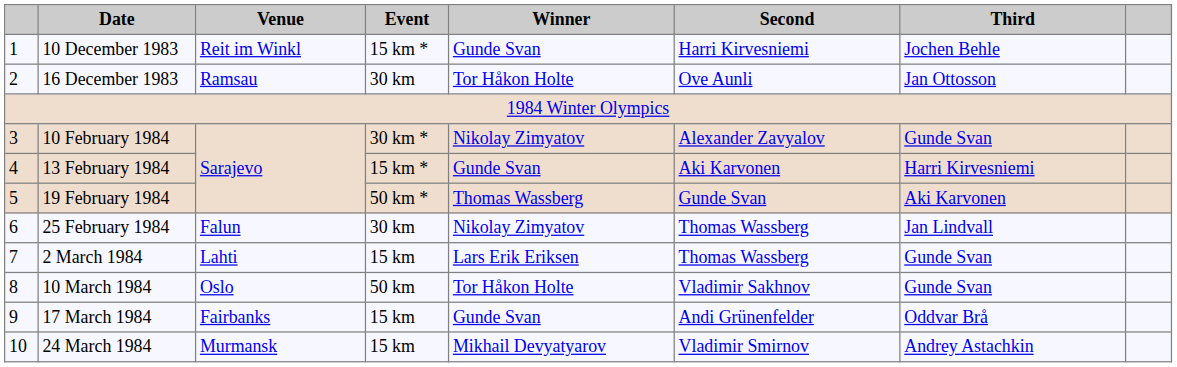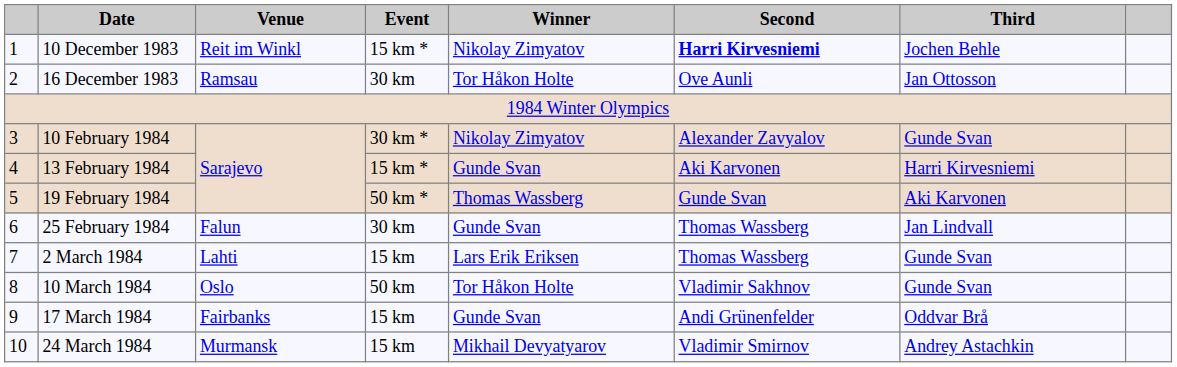(497, 49) Gunde Svan -> (519, 49) Nikolay Zimyatov
(744, 49) normal -> (749, 49) bold
(519, 227) Nikolay Zimyatov -> (497, 227) Gunde Svan
